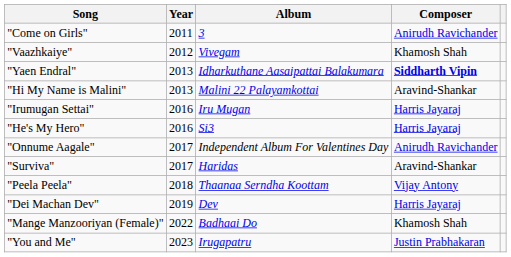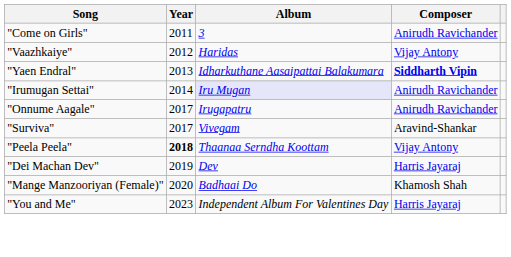(219, 52) Vivegam -> (218, 52) Haridas
(430, 52) Khamosh Shah -> (426, 52) Vijay Antony
- row: (67, 90)
(181, 109) 2016 -> (181, 90) 2014
(224, 109) no background -> (224, 90) lavender background
(427, 109) Harris Jayaraj -> (446, 90) Anirudh Ravichander
- row: (46, 128)
(293, 147) Independent Album For Valentines Day -> (225, 109) Irugapatru
(218, 166) Haridas -> (219, 128) Vivegam
(181, 185) normal -> (181, 147) bold
(181, 223) 2022 -> (181, 185) 2020
(225, 242) Irugapatru -> (293, 204) Independent Album For Valentines Day
(439, 242) Justin Prabhakaran -> (427, 204) Harris Jayaraj
